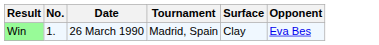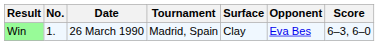+ column: (349, 13)
